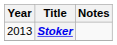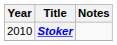(20, 31) 2013 -> (20, 31) 2010
